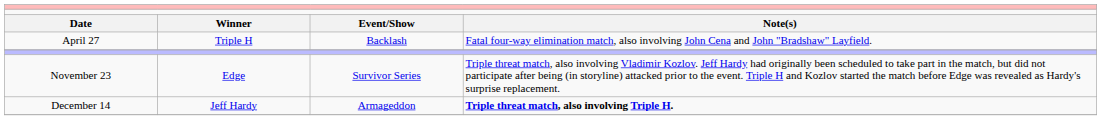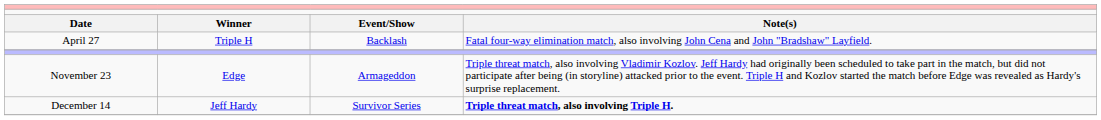(387, 75) Survivor Series -> (387, 75) Armageddon
(387, 105) Armageddon -> (387, 105) Survivor Series
